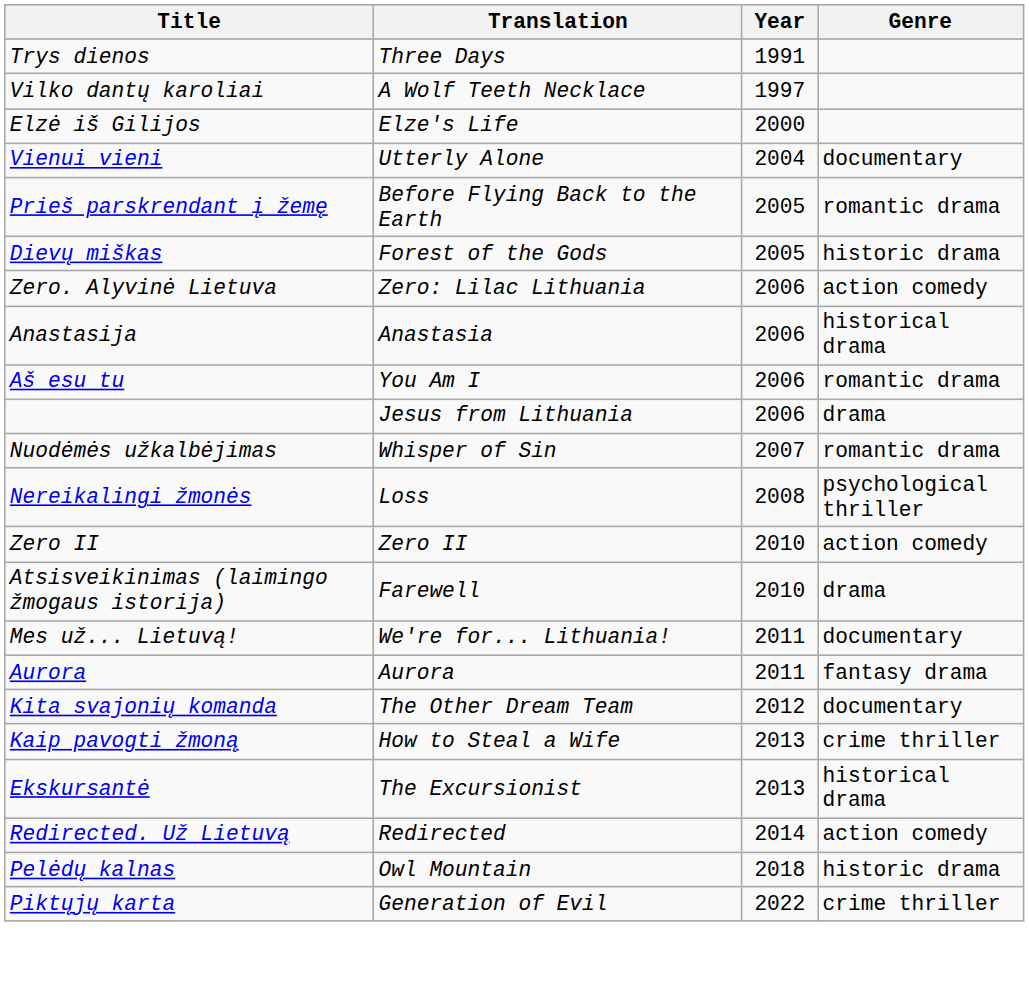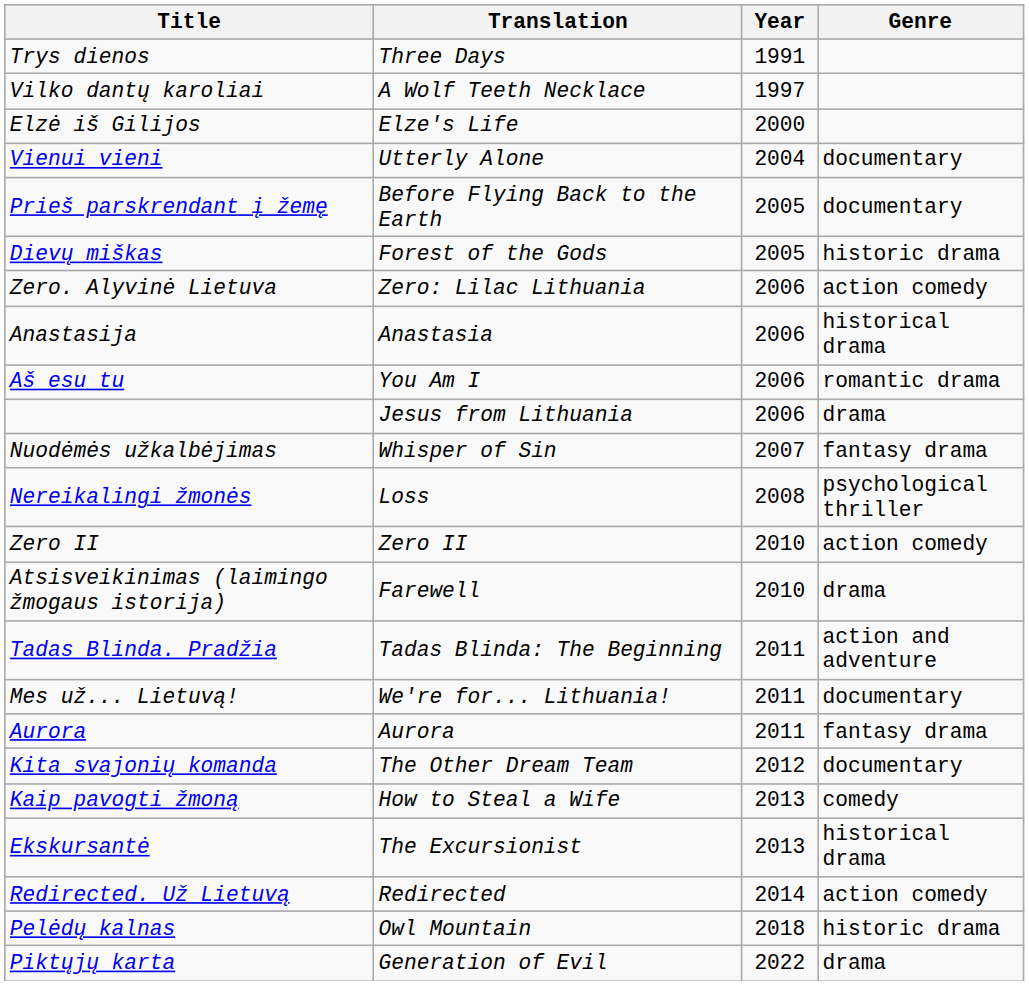(912, 207) romantic drama -> (892, 207) documentary
(912, 451) romantic drama -> (905, 451) fantasy drama
+ row: (143, 650)
(912, 742) crime thriller -> (861, 801) comedy
(912, 904) crime thriller -> (854, 963) drama
